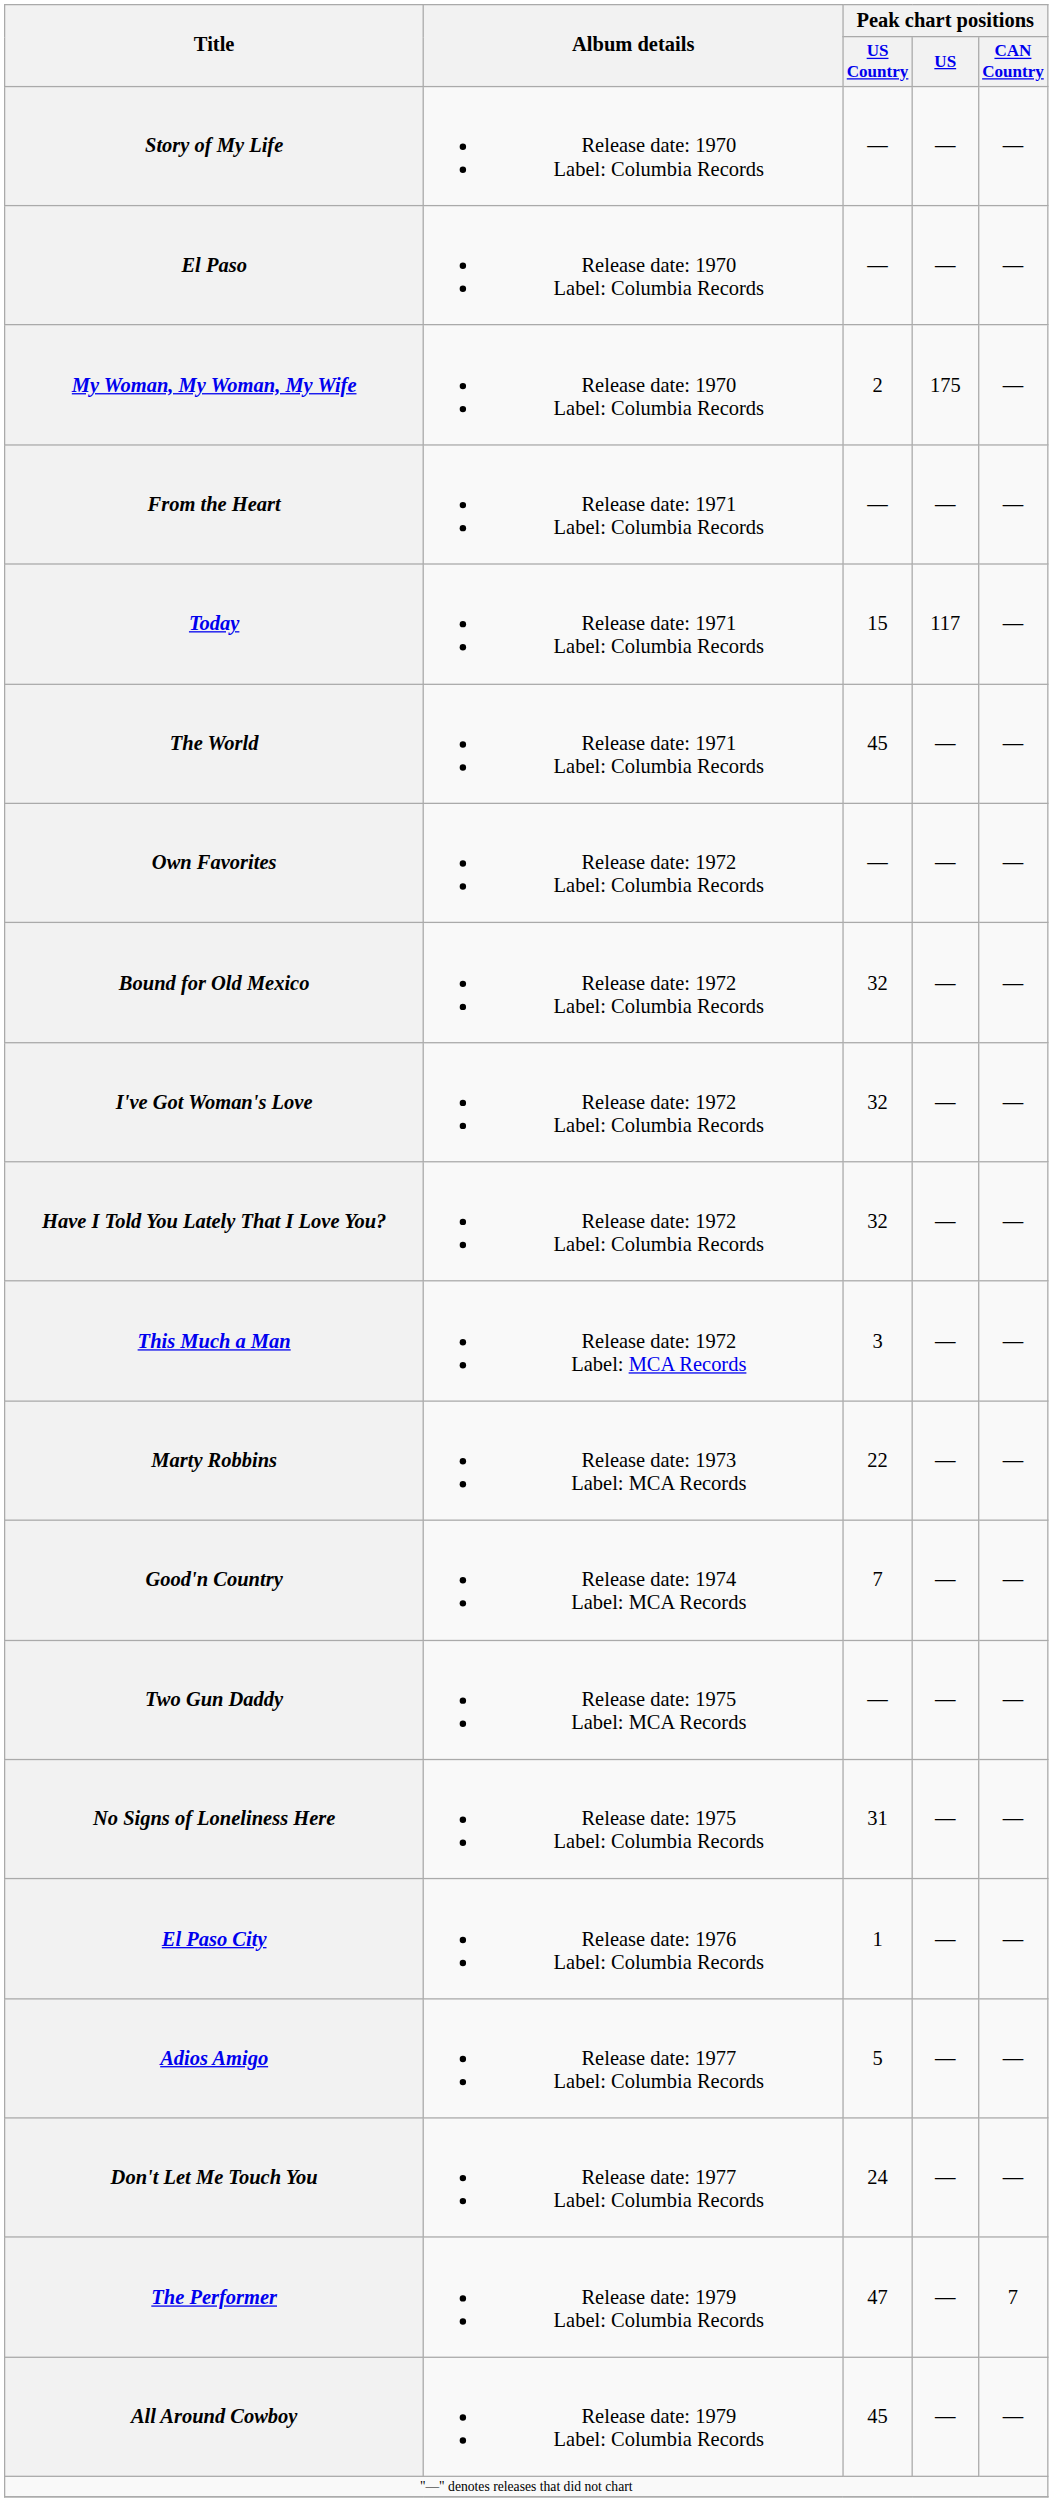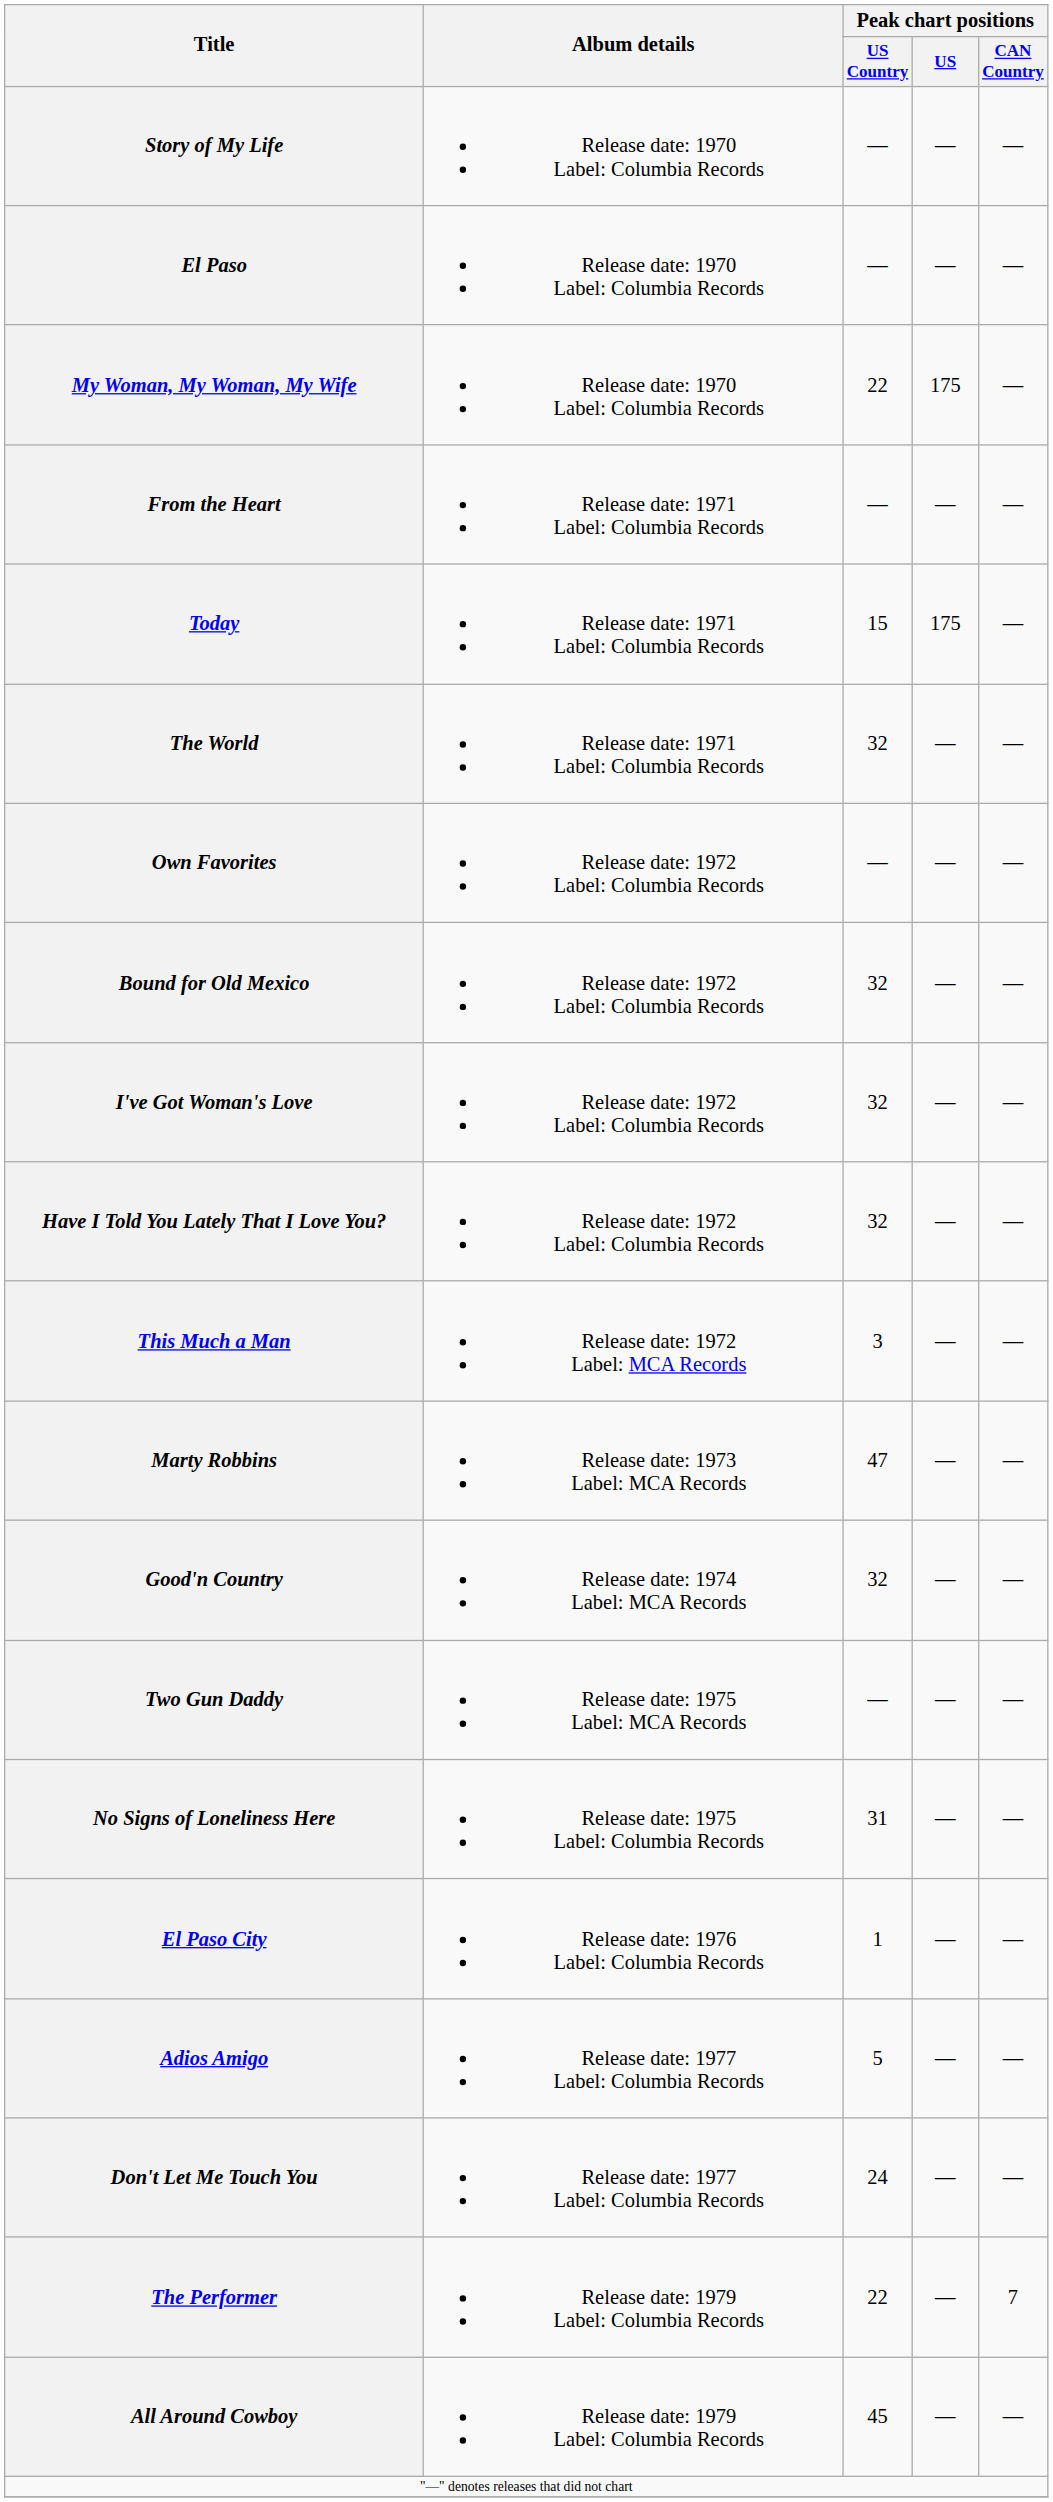(878, 384) 2 -> (878, 384) 22
(945, 623) 117 -> (945, 623) 175
(878, 743) 45 -> (878, 743) 32
(878, 1460) 22 -> (878, 1460) 47
(878, 1580) 7 -> (878, 1580) 32
(878, 2297) 47 -> (878, 2297) 22
